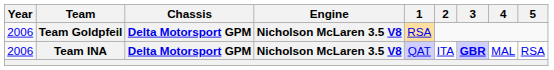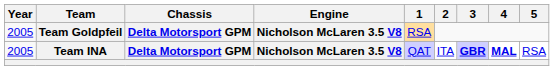(20, 32) 2006 -> (20, 32) 2005
(20, 50) 2006 -> (20, 50) 2005
(503, 50) normal -> (504, 50) bold
